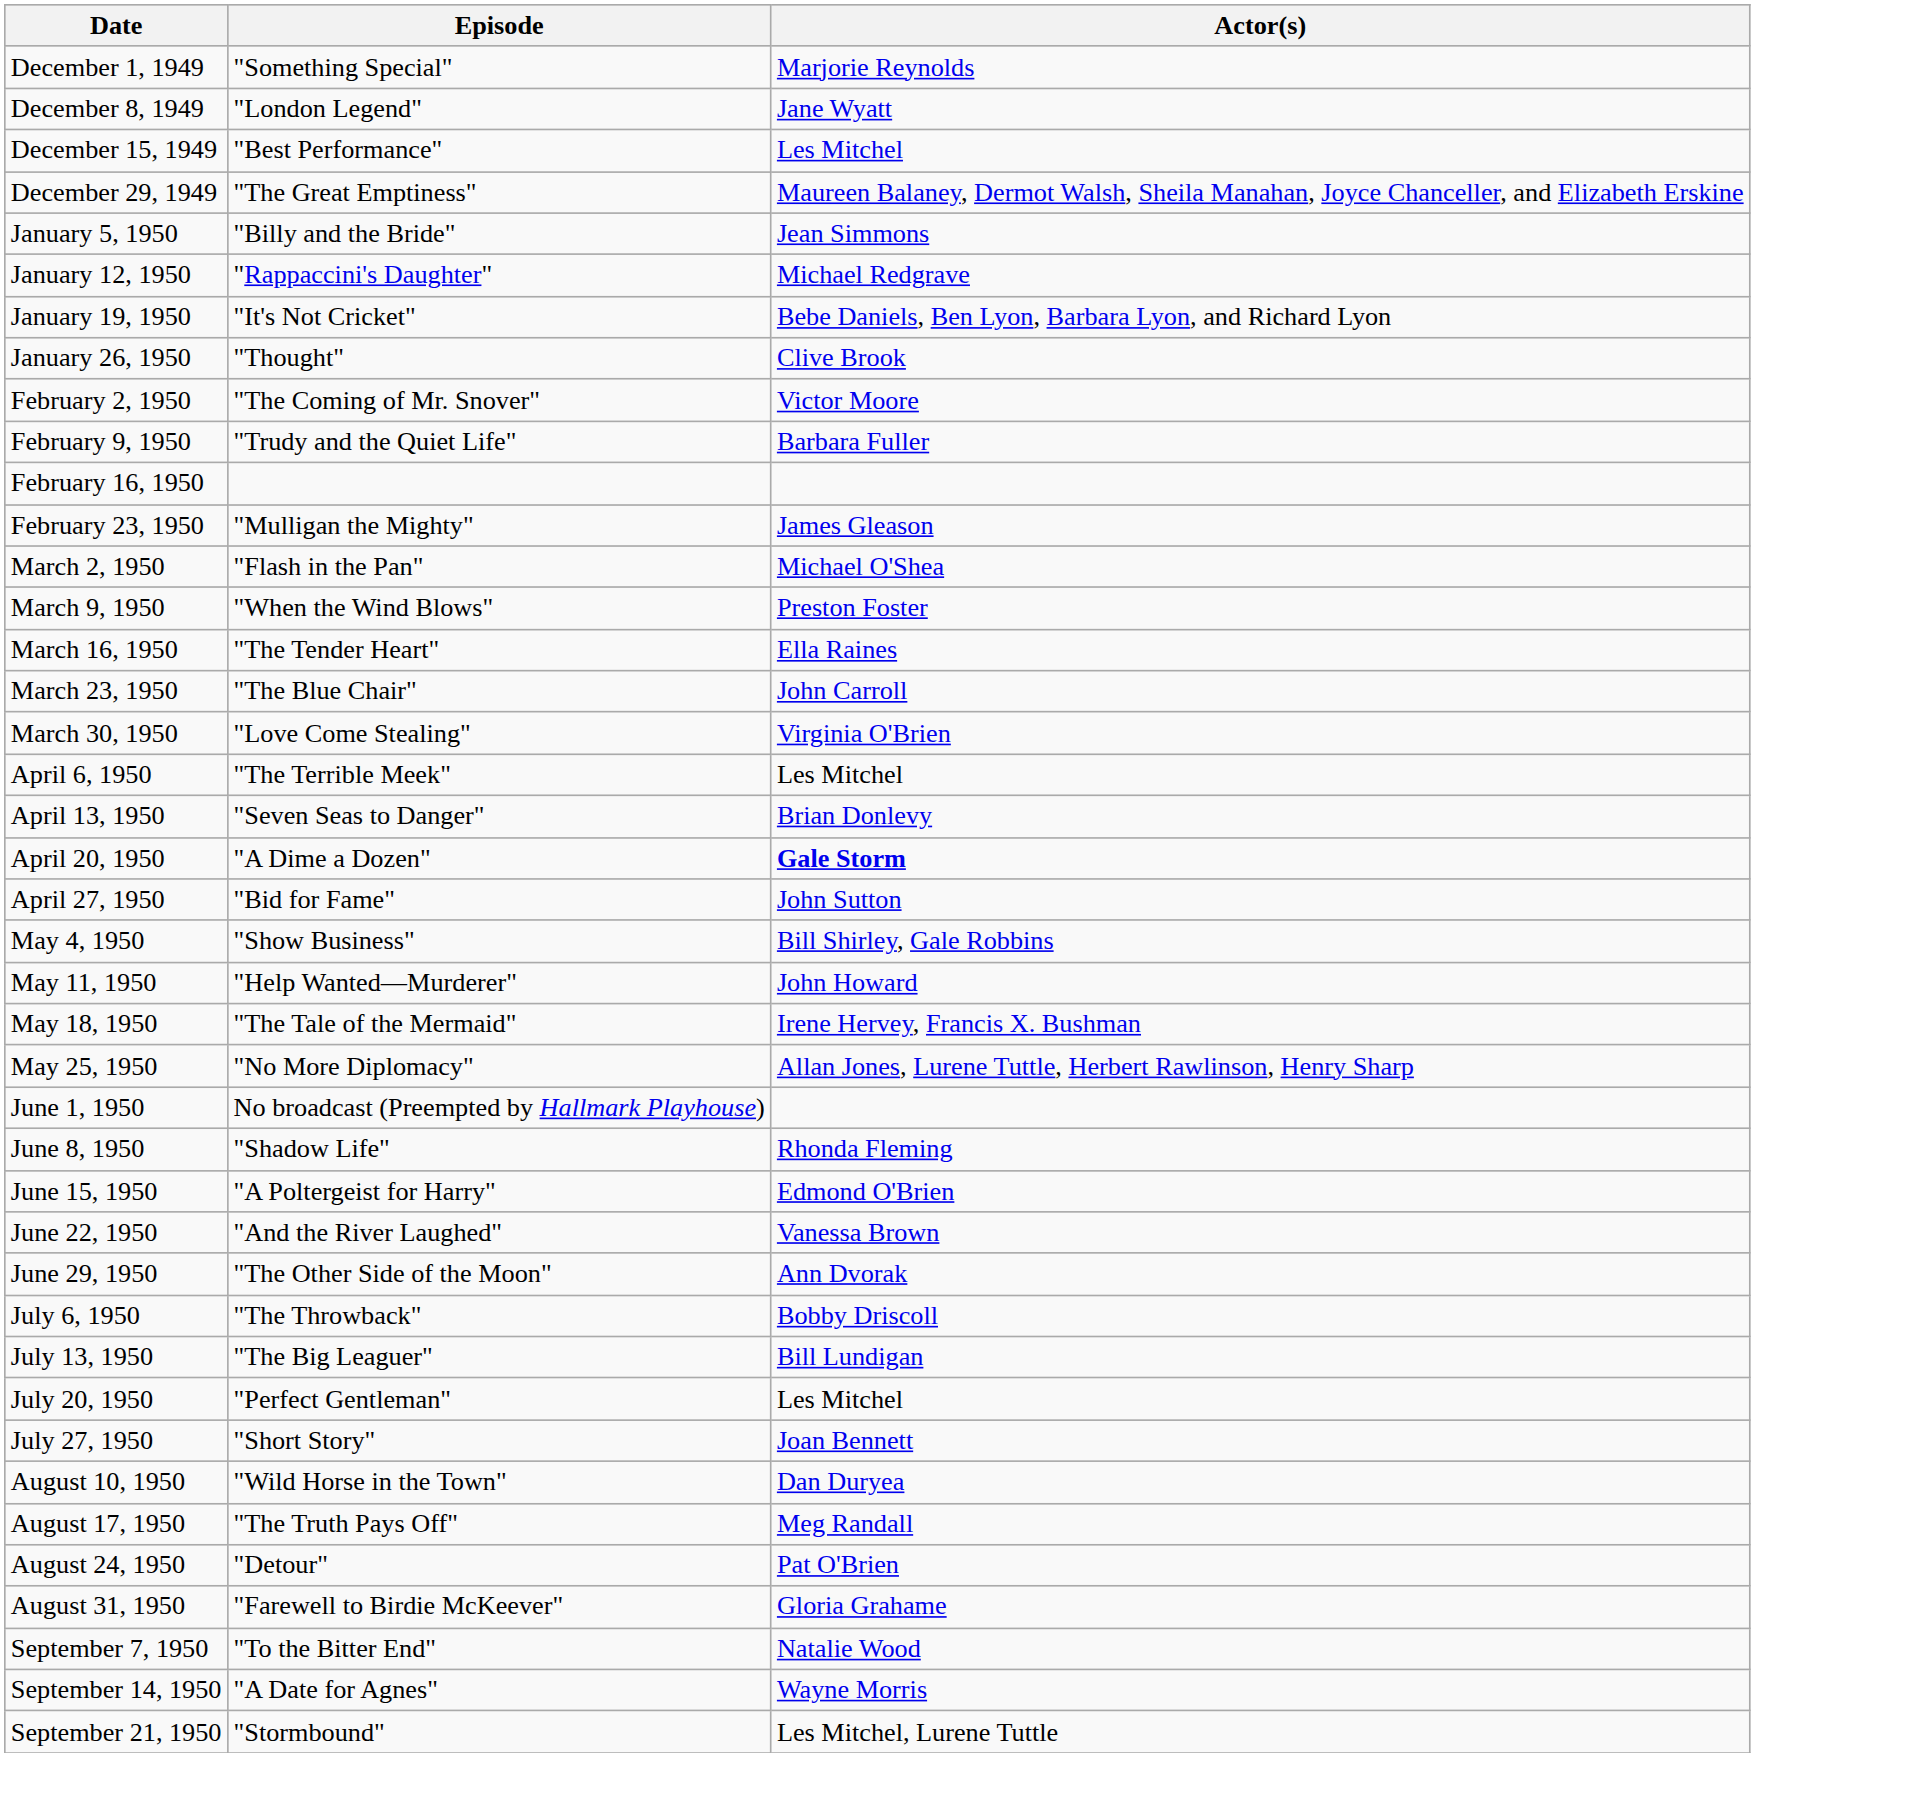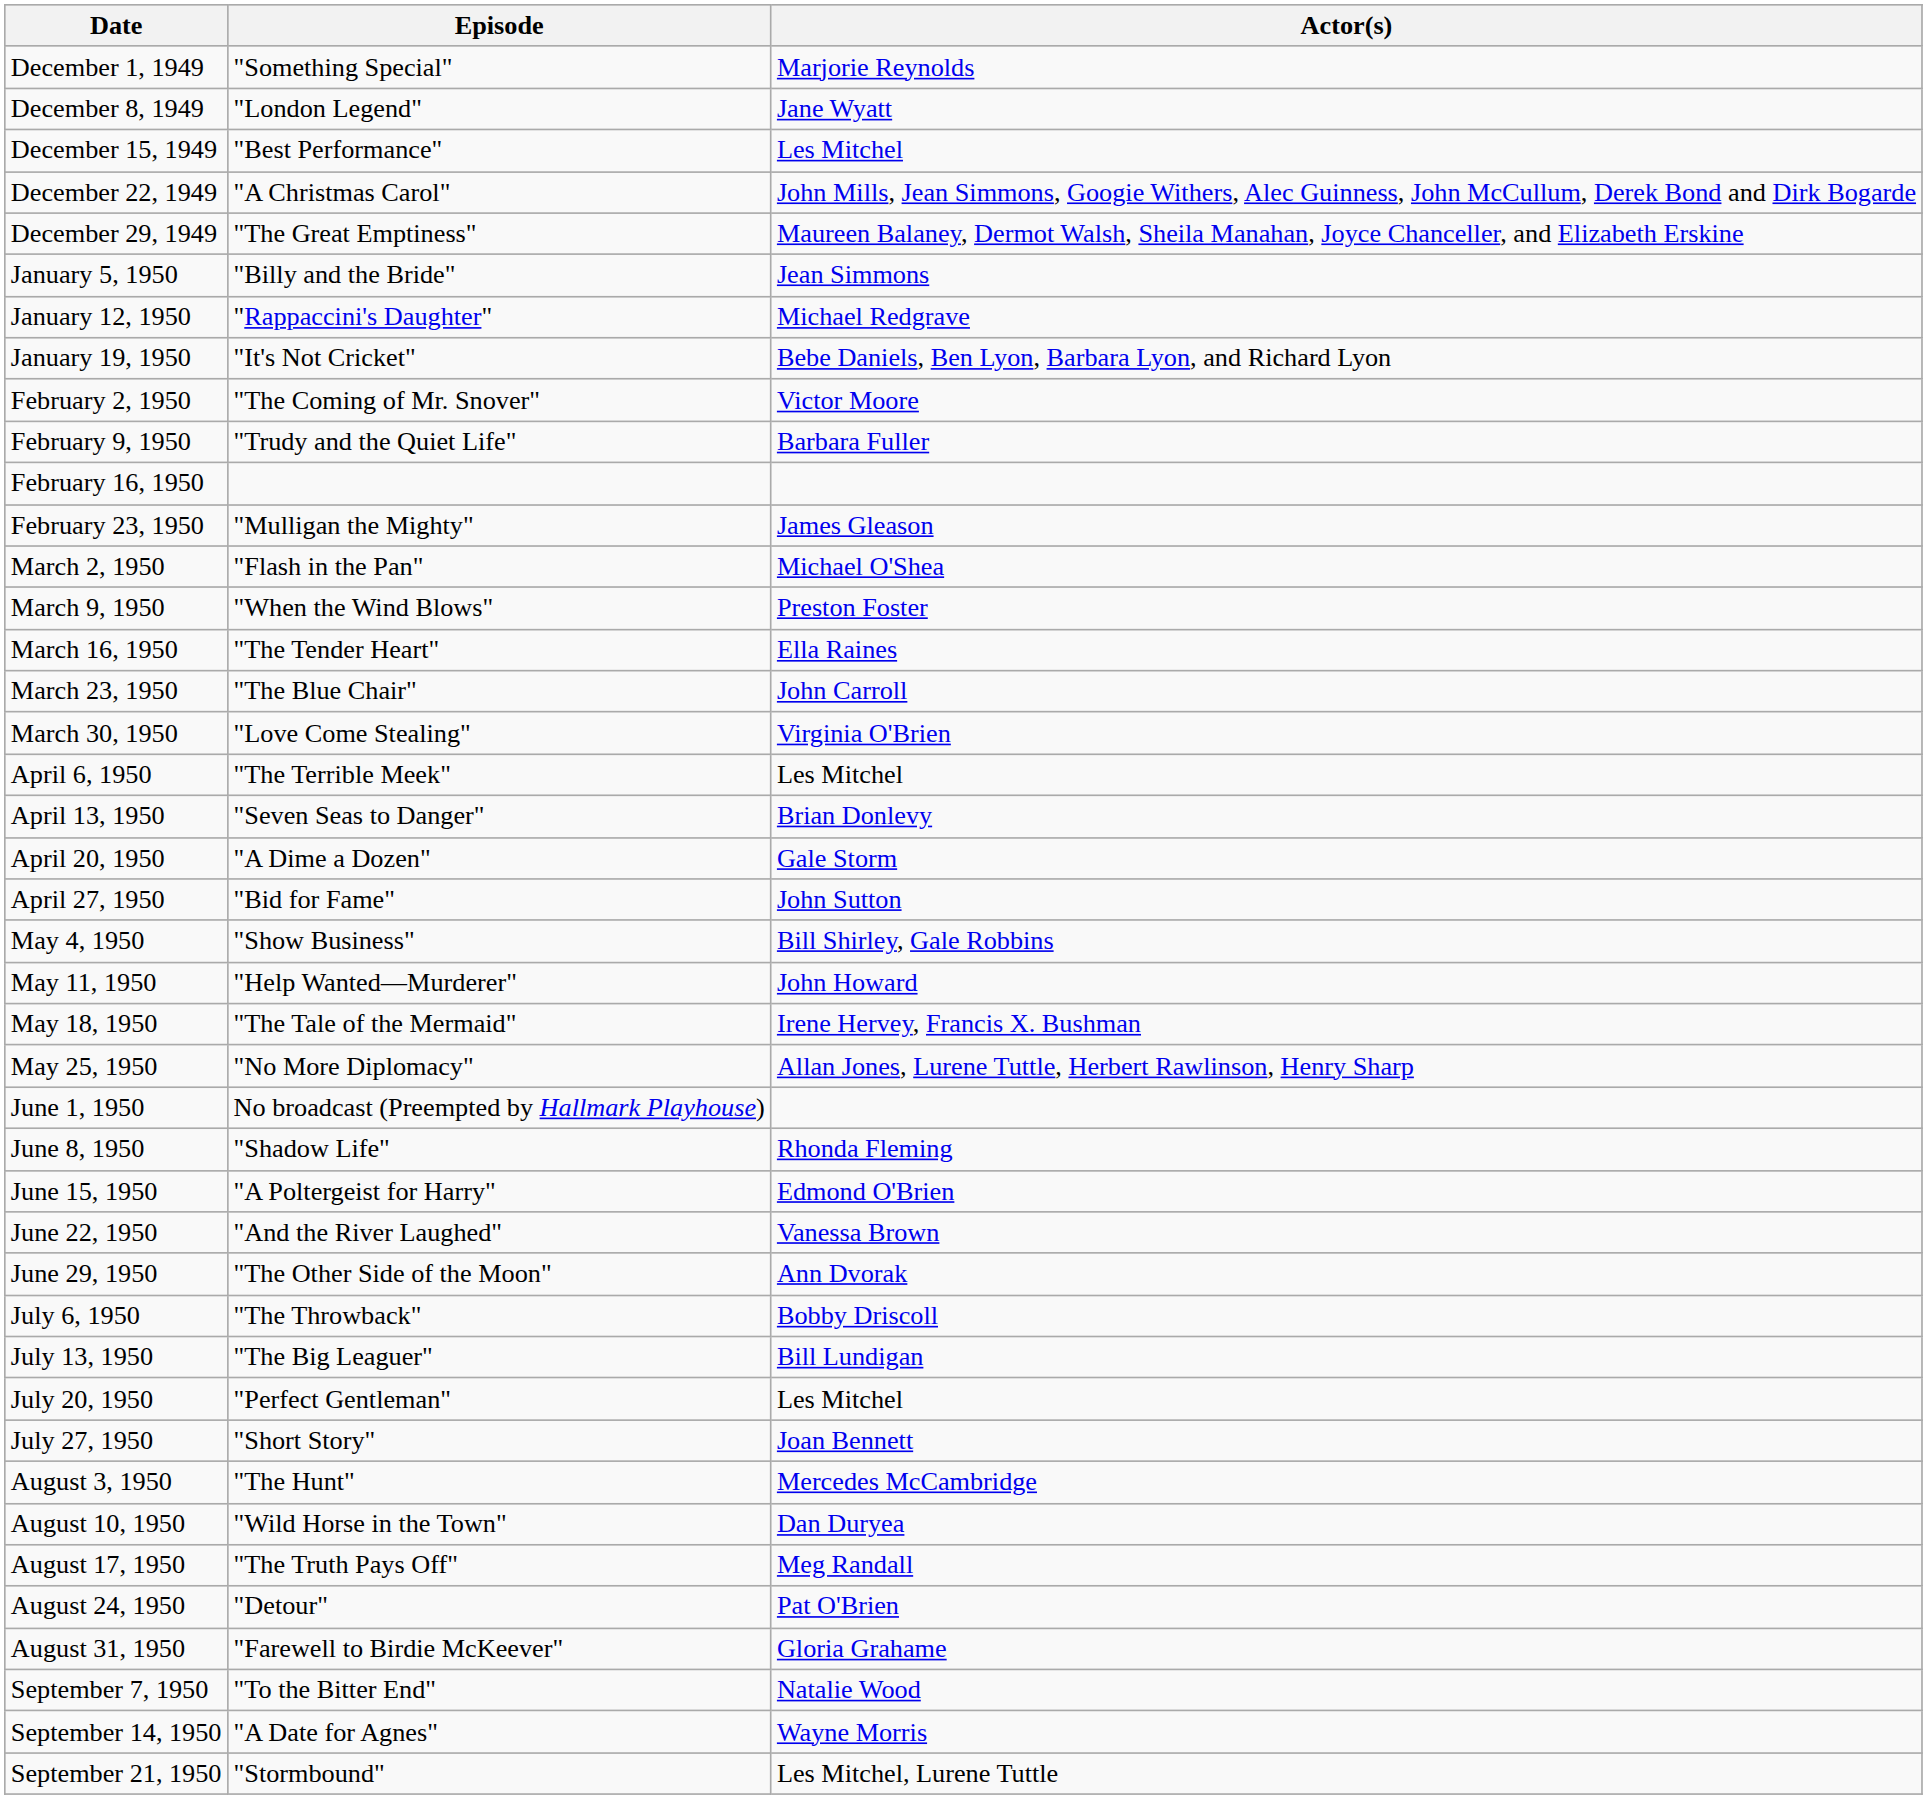+ row: (114, 191)
- row: (101, 358)
(841, 857) bold -> (837, 857) normal
+ row: (91, 1481)
